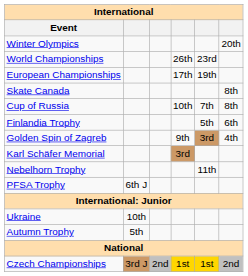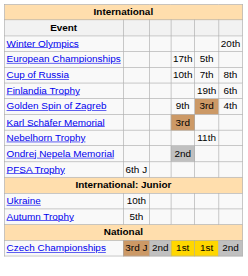- row: (55, 59)
(207, 75) 19th -> (207, 59) 5th
- row: (38, 91)
(207, 122) 5th -> (207, 91) 19th
+ row: (60, 153)
